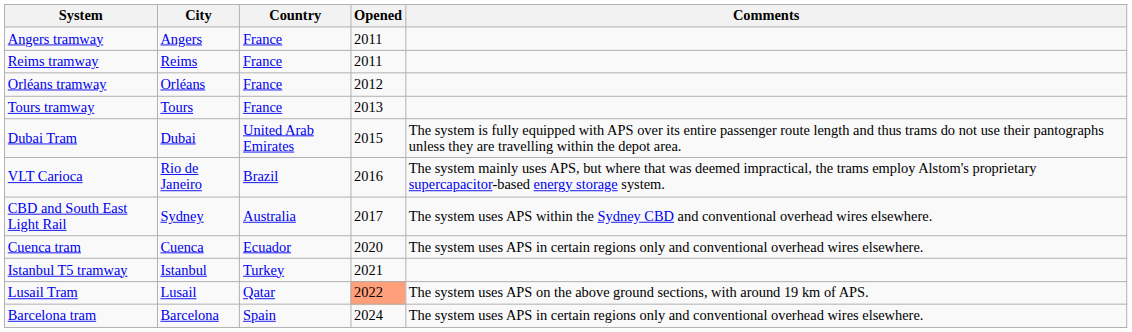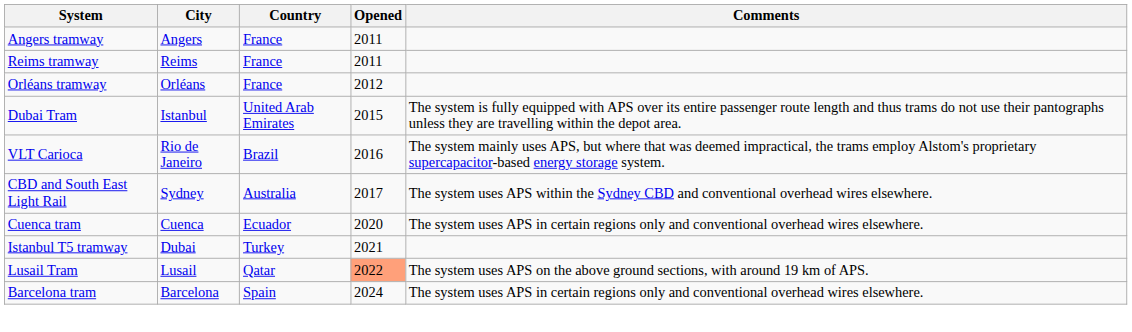- row: (51, 107)
(178, 138) Dubai -> (184, 115) Istanbul
(184, 270) Istanbul -> (178, 247) Dubai
